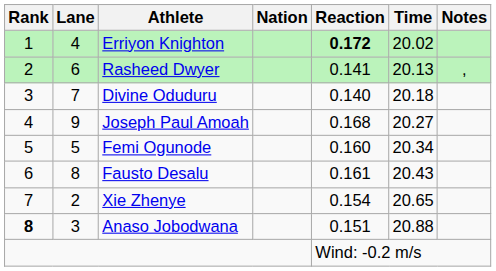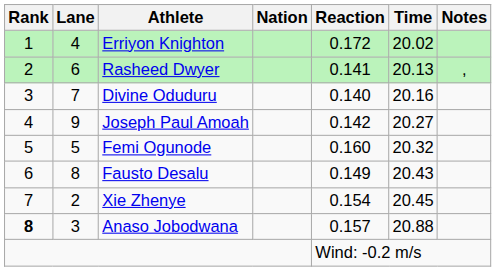(350, 43) bold -> (350, 43) normal
(413, 95) 20.18 -> (413, 95) 20.16
(350, 122) 0.168 -> (350, 122) 0.142
(413, 148) 20.34 -> (413, 148) 20.32
(350, 174) 0.161 -> (350, 174) 0.149
(413, 200) 20.65 -> (413, 200) 20.45
(350, 226) 0.151 -> (350, 226) 0.157
